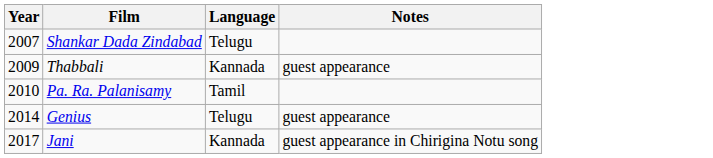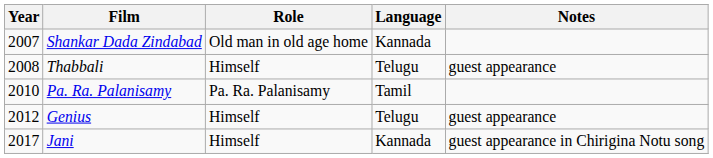+ column: (288, 16)
(231, 41) Telugu -> (403, 41) Kannada
(24, 66) 2009 -> (24, 66) 2008
(237, 66) Kannada -> (397, 66) Telugu
(24, 116) 2014 -> (24, 116) 2012
